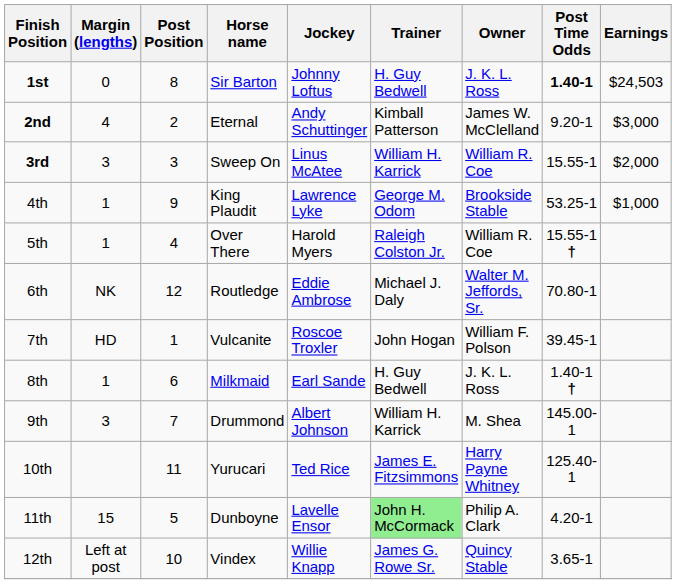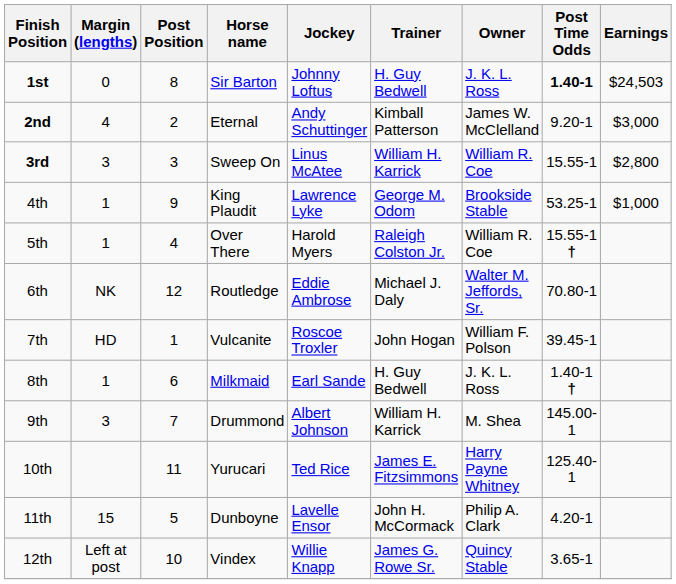(636, 163) $2,000 -> (636, 163) $2,800
(414, 518) lightgreen background -> (414, 518) no background
